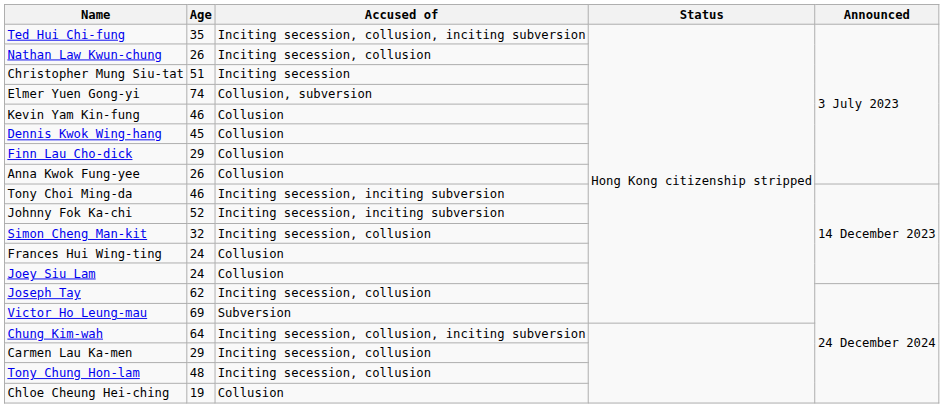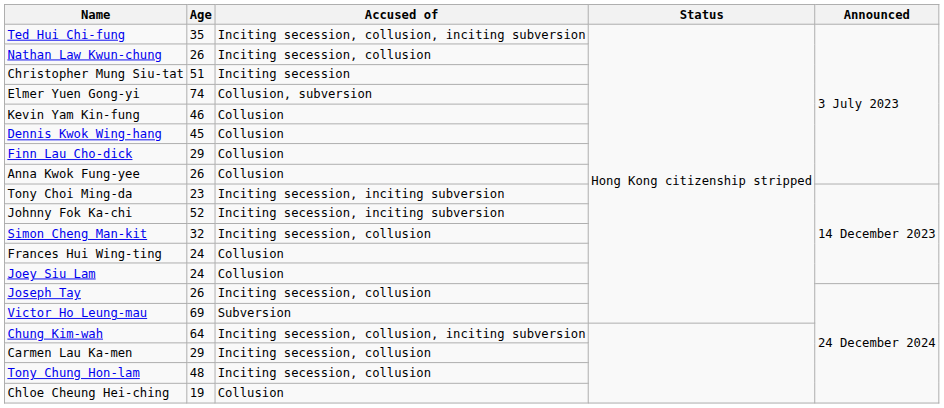(197, 194) 46 -> (197, 194) 23
(197, 293) 62 -> (197, 293) 26
